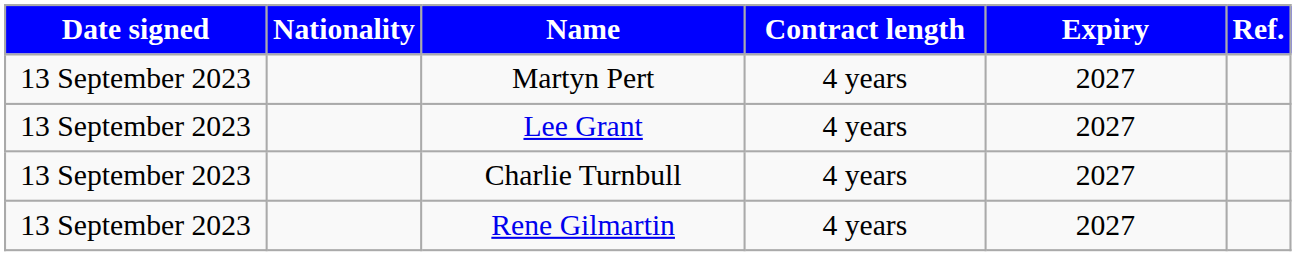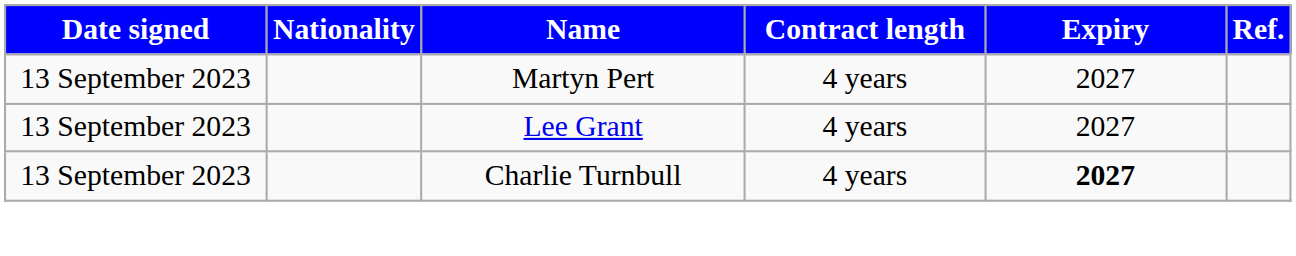(1105, 176) normal -> (1105, 176) bold
- row: (583, 225)
